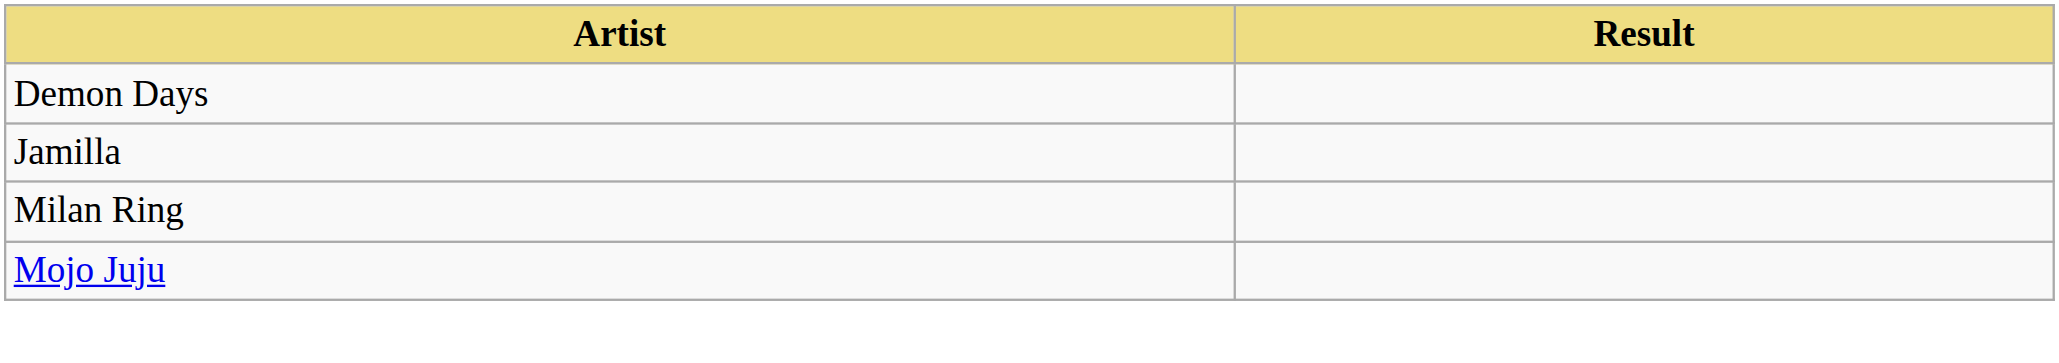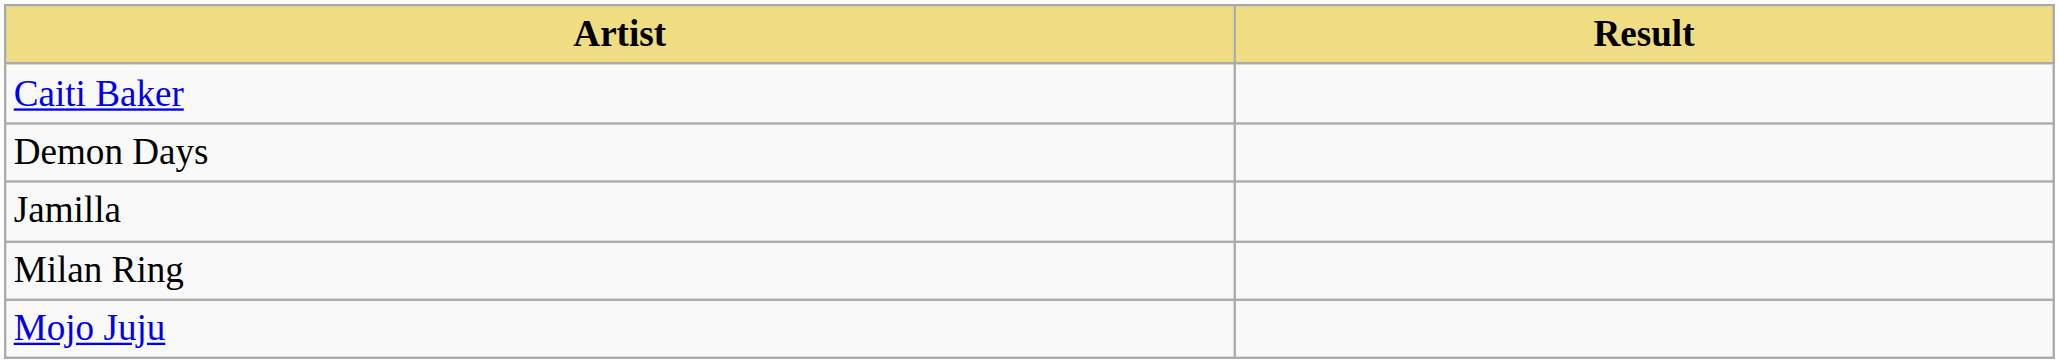+ row: (99, 92)
